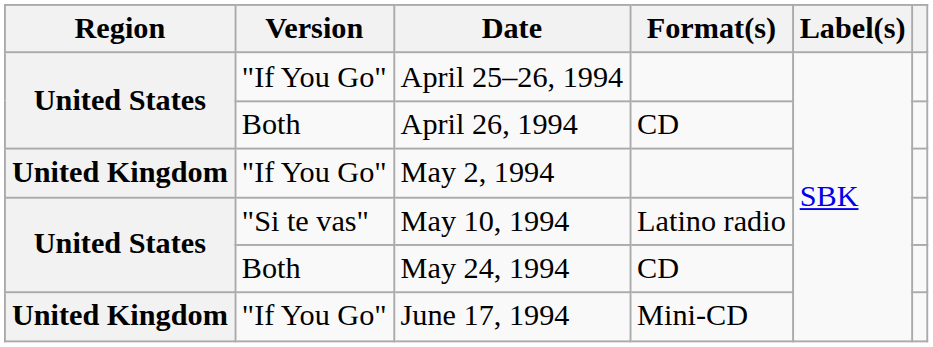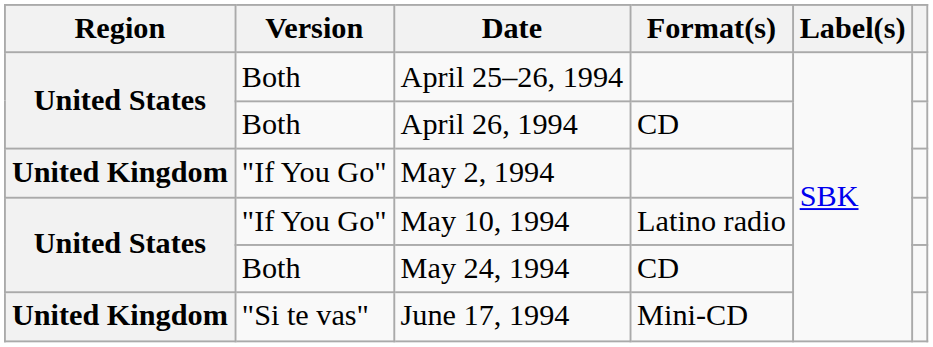(314, 76) "If You Go" -> (271, 76) Both
(305, 220) "Si te vas" -> (314, 220) "If You Go"
(314, 316) "If You Go" -> (305, 316) "Si te vas"
